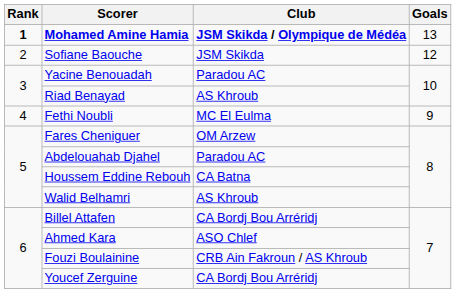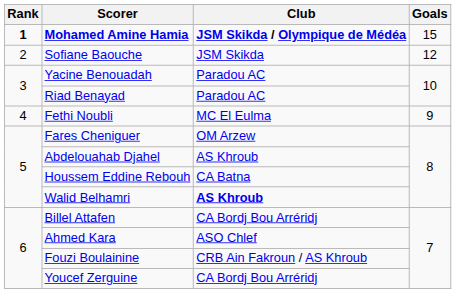(430, 34) 13 -> (430, 34) 15
(227, 95) AS Khroub -> (231, 95) Paradou AC
(231, 156) Paradou AC -> (227, 156) AS Khroub
(227, 197) normal -> (230, 197) bold
